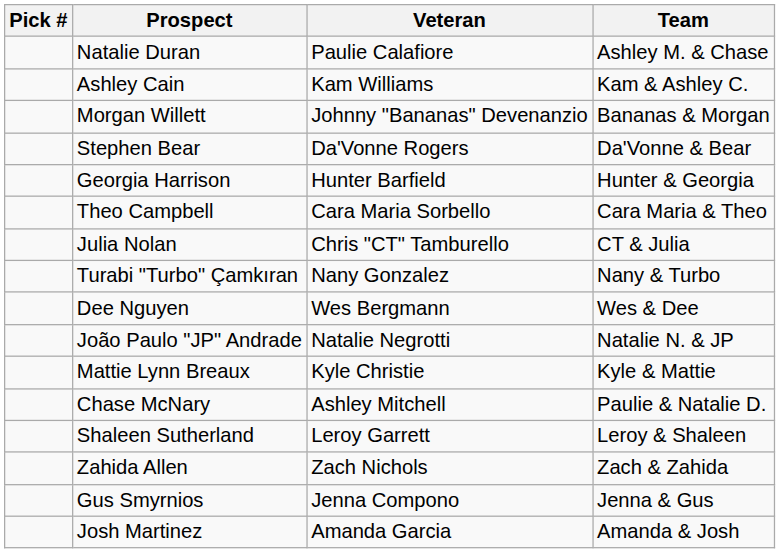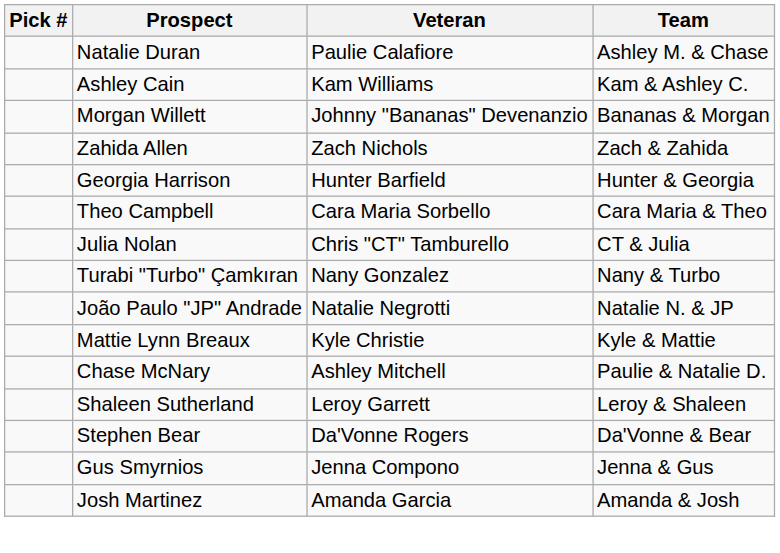rows swapped: (139, 148) <-> (132, 468)
- row: (133, 308)
